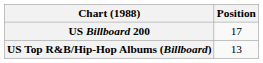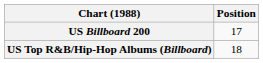(236, 49) 13 -> (236, 49) 18
